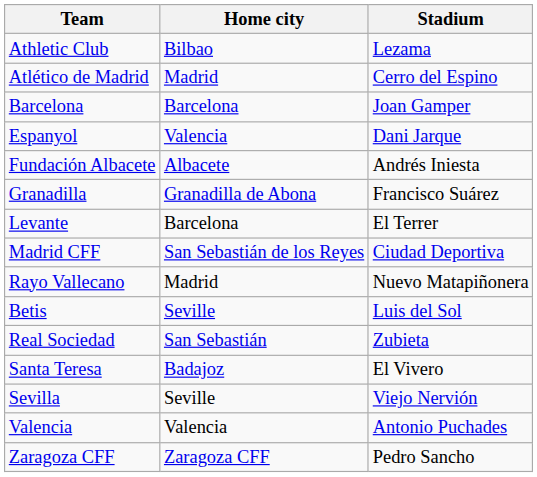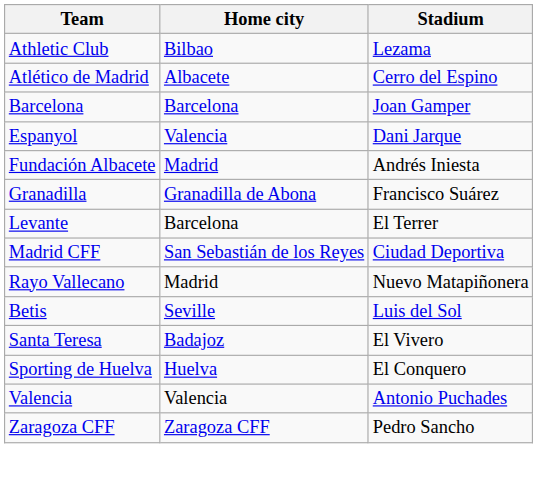(191, 77) Madrid -> (197, 77) Albacete
(197, 164) Albacete -> (191, 164) Madrid
- row: (62, 340)
- row: (34, 398)
+ row: (80, 369)
